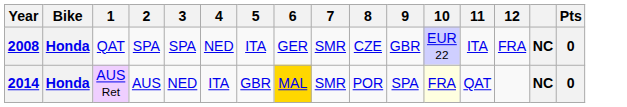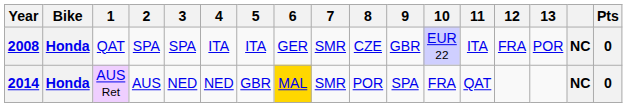+ column: (548, 16)
(219, 46) NED -> (219, 46) ITA
(219, 84) ITA -> (219, 84) NED
(442, 84) lightyellow background -> (442, 84) no background
